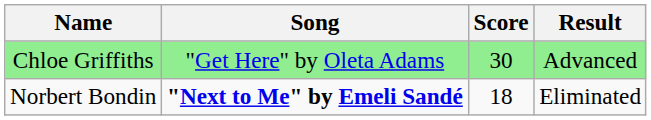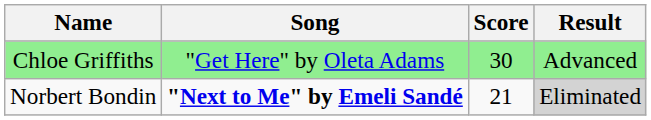(501, 96) 18 -> (501, 96) 21
(590, 96) no background -> (590, 96) lightgrey background
